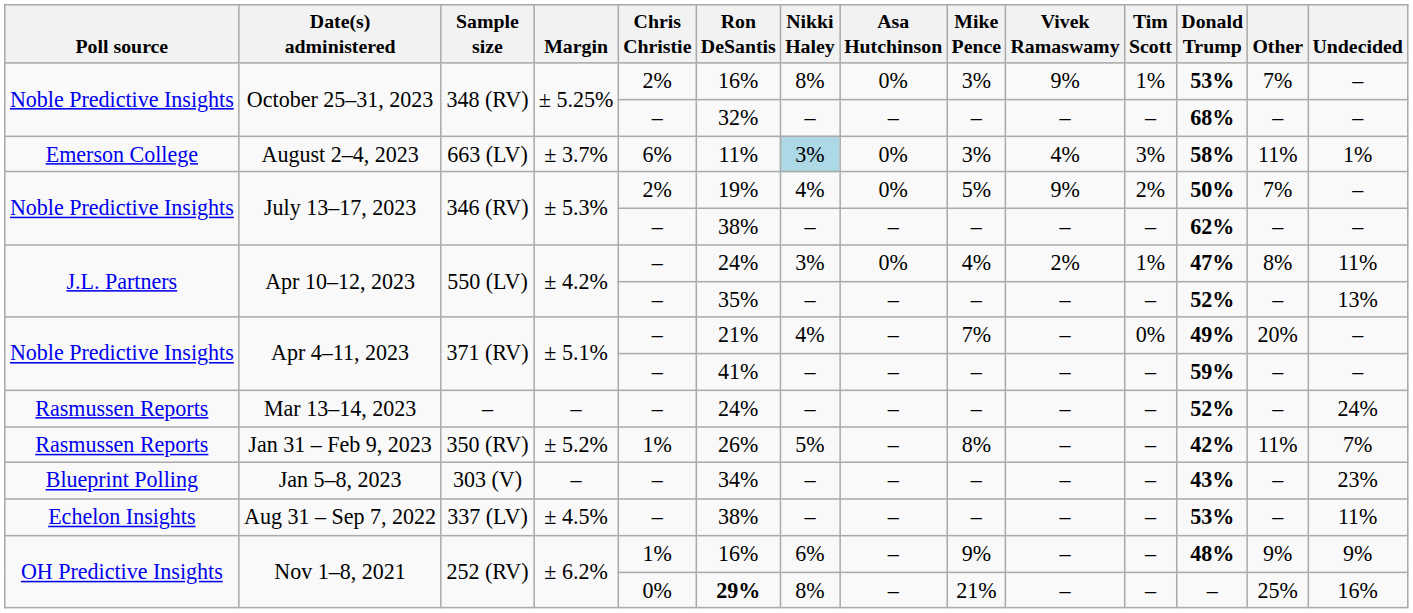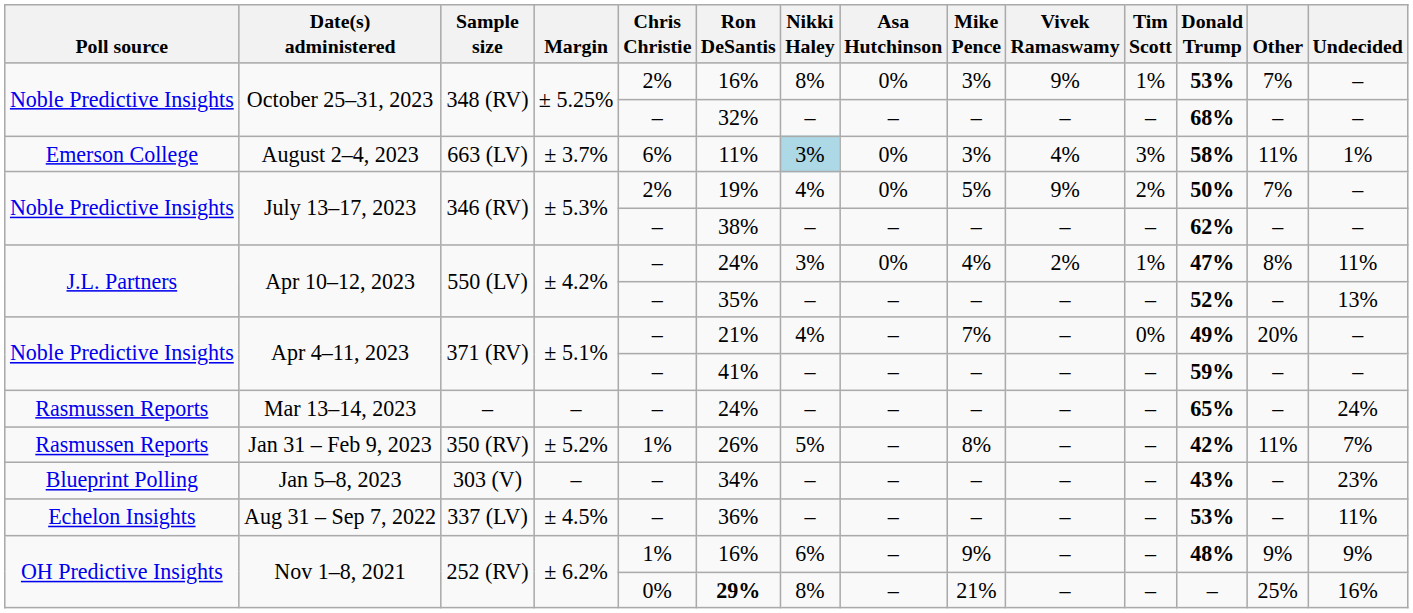(1212, 408) 52% -> (1212, 408) 65%
(738, 517) 38% -> (738, 517) 36%
